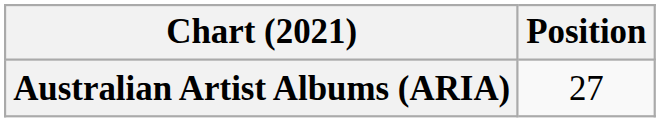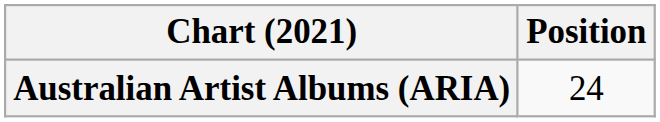(586, 87) 27 -> (586, 87) 24
